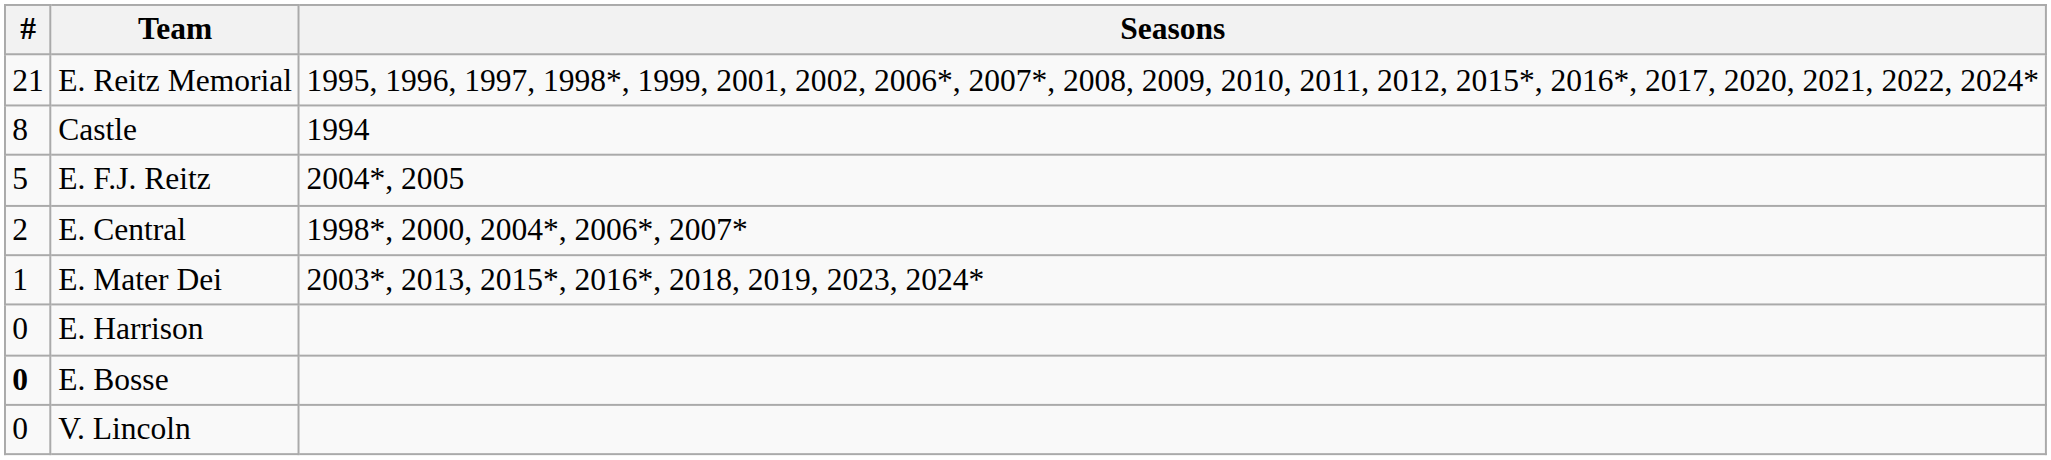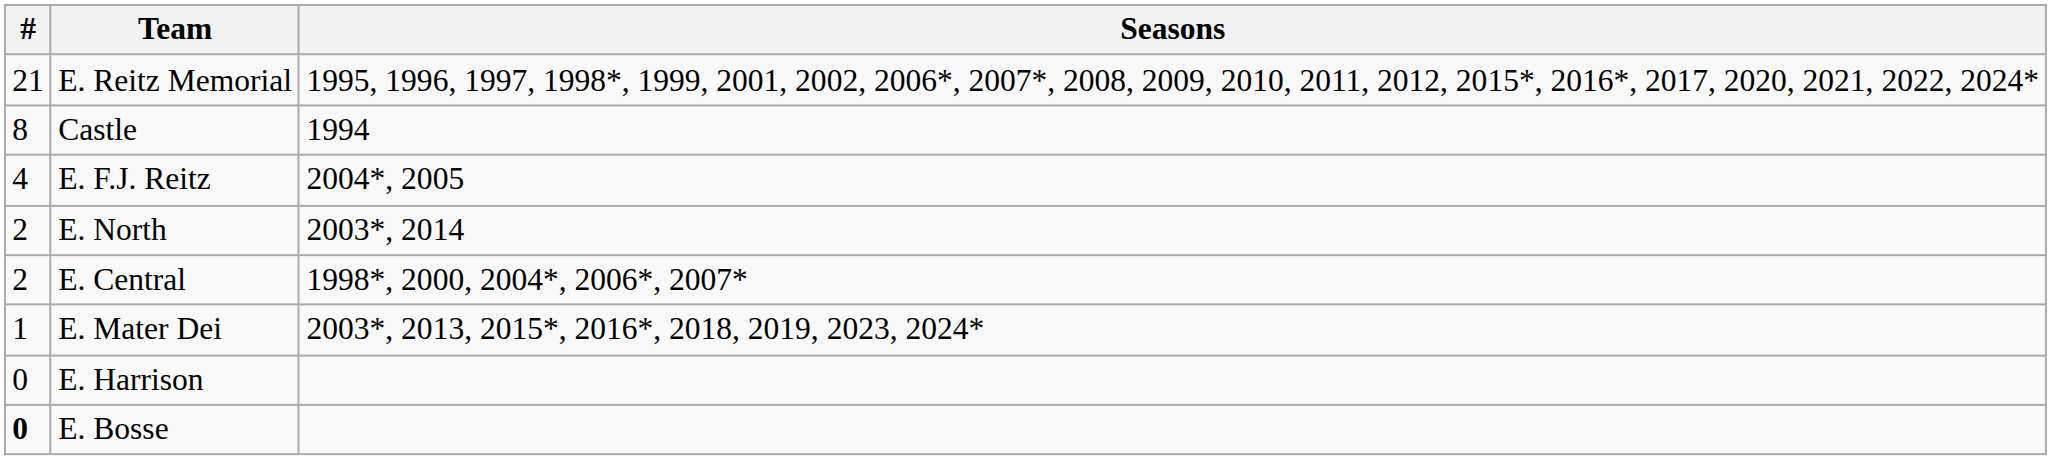(20, 179) 5 -> (20, 179) 4
+ row: (113, 229)
- row: (125, 429)
